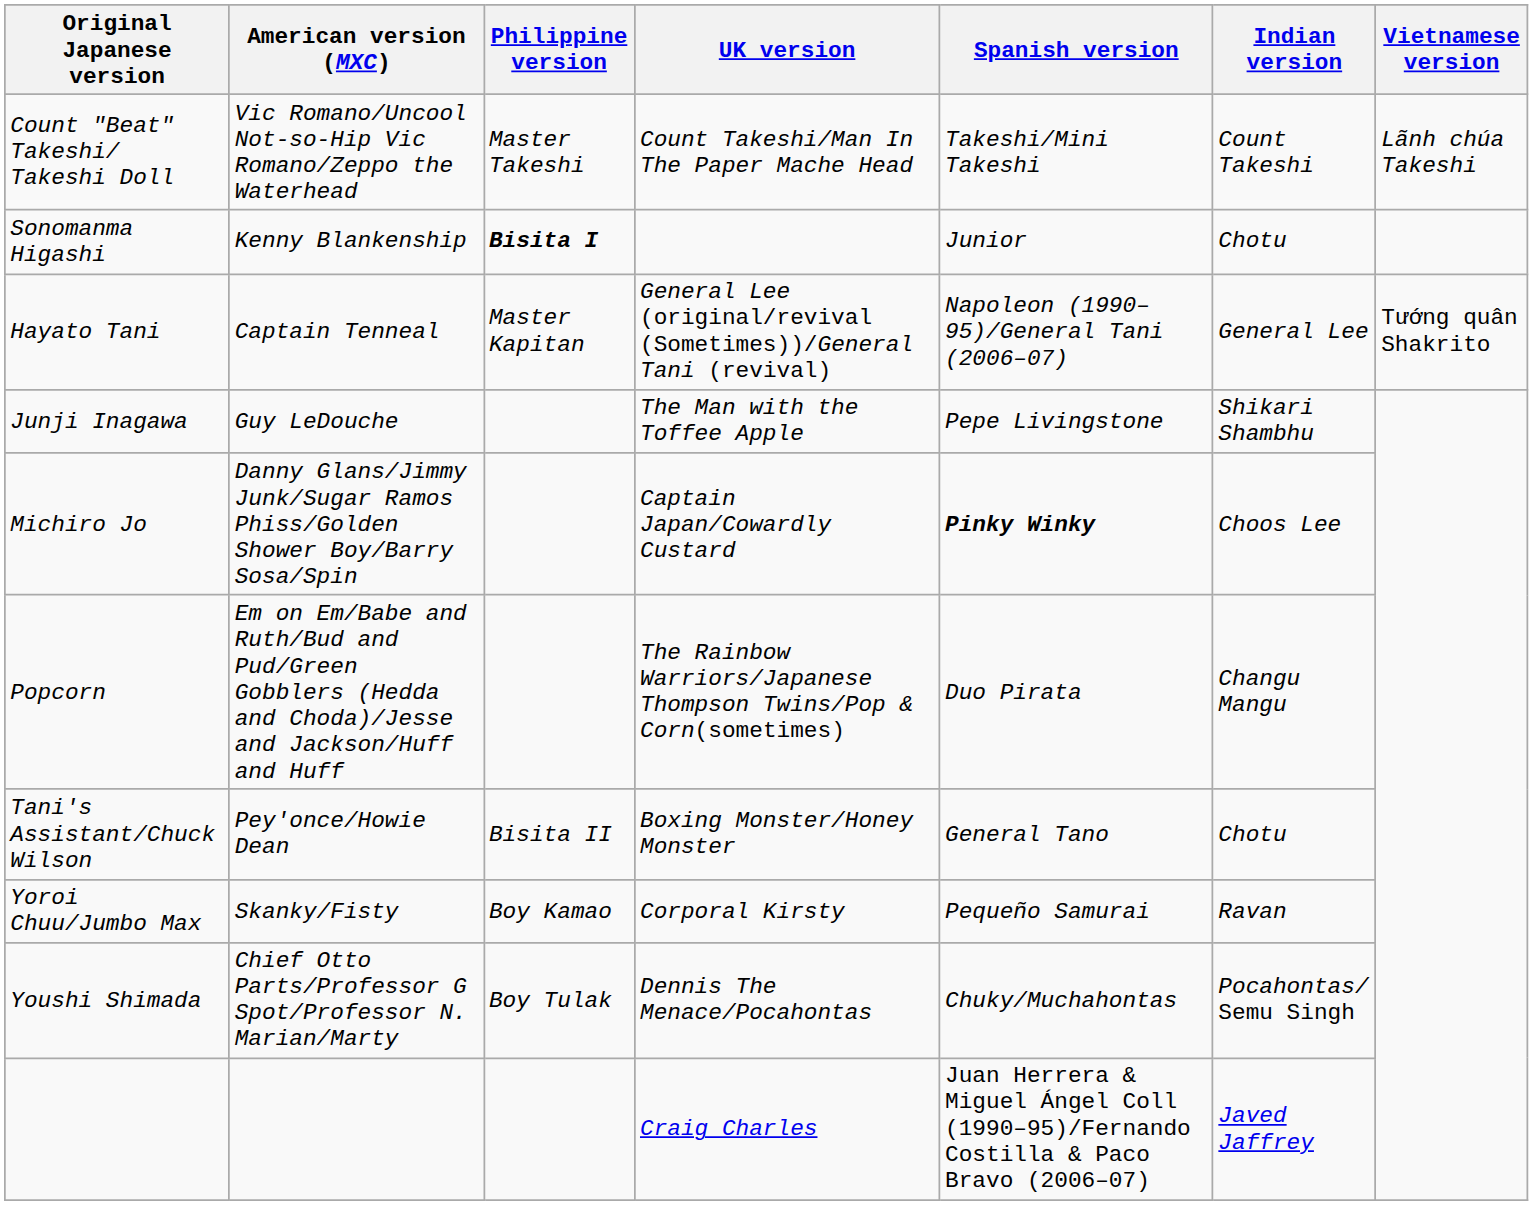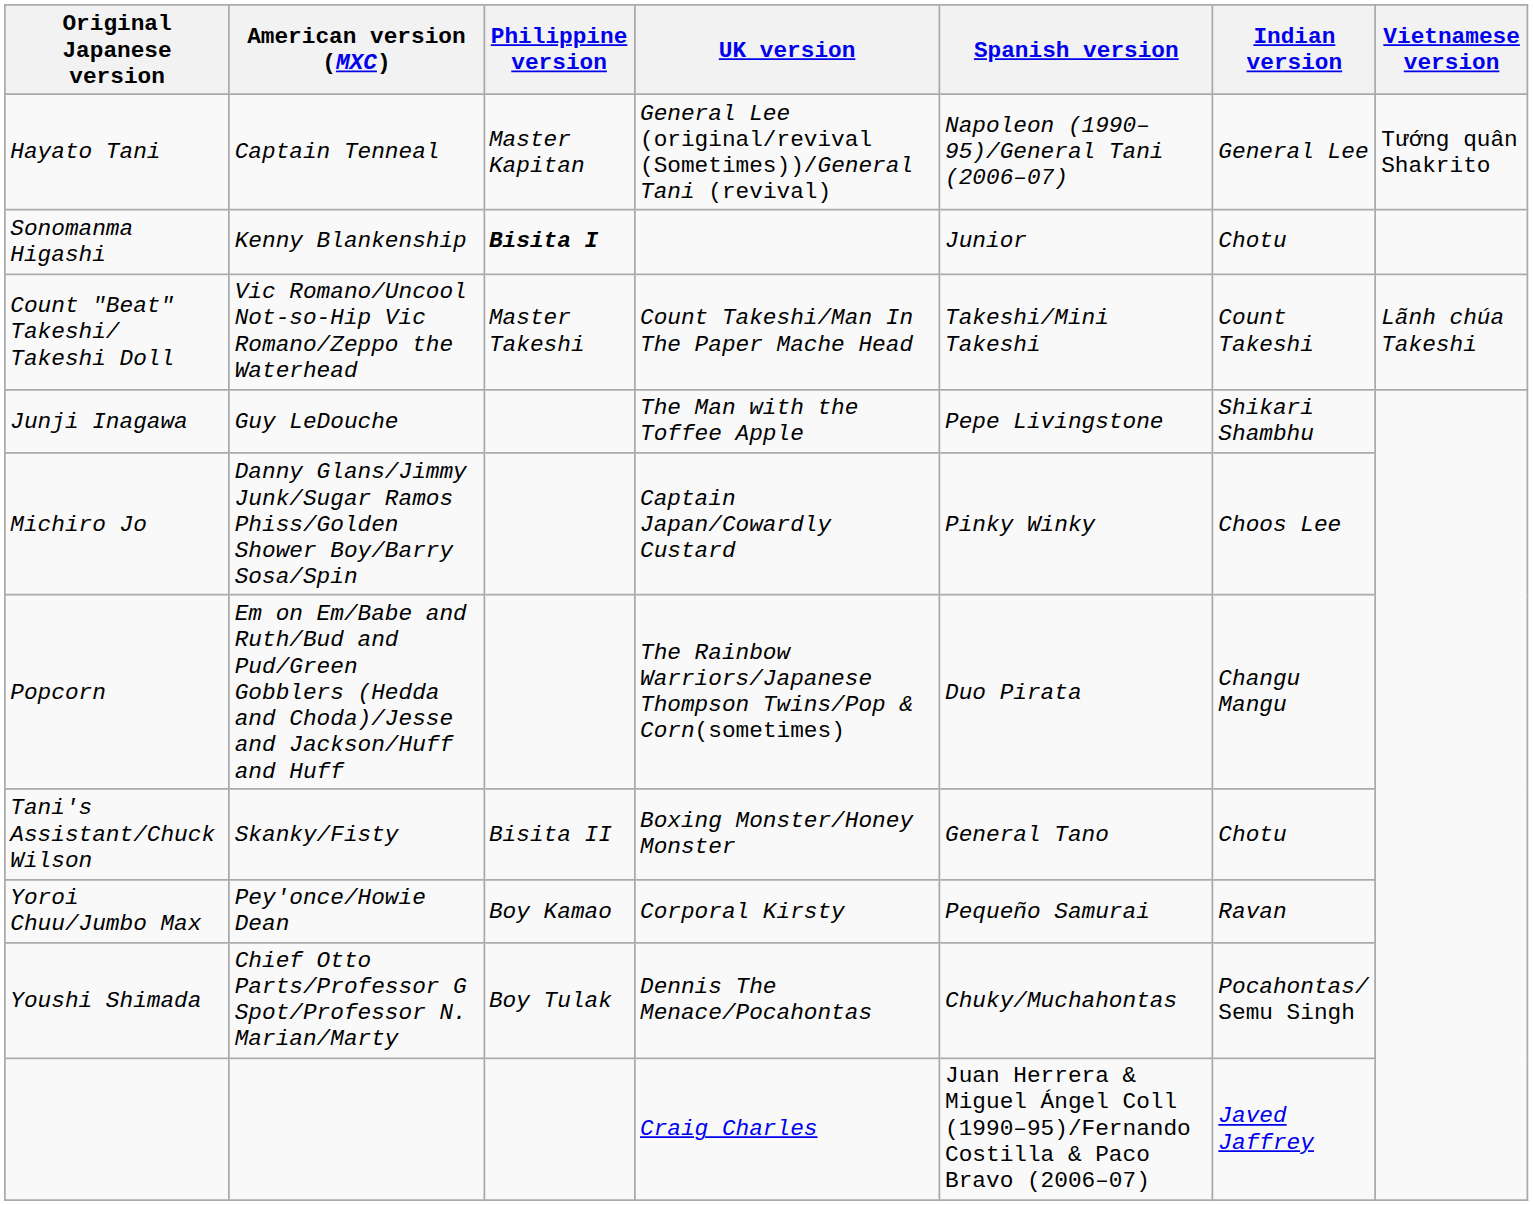rows swapped: (92, 152) <-> (85, 332)
(1020, 524) bold -> (1020, 524) normal
(330, 834) Pey'once/Howie Dean -> (317, 834) Skanky/Fisty
(317, 911) Skanky/Fisty -> (330, 911) Pey'once/Howie Dean
